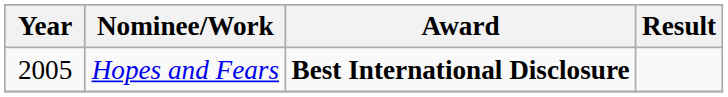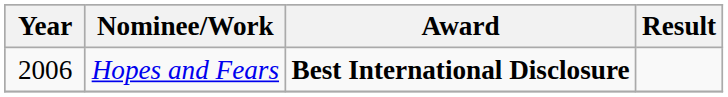(45, 69) 2005 -> (45, 69) 2006
